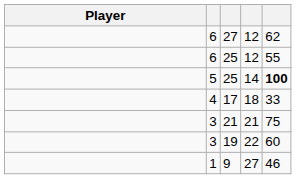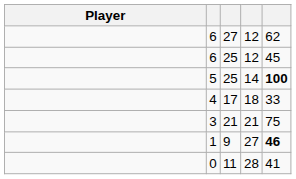(273, 58) 55 -> (273, 58) 45
- row: (230, 142)
(273, 164) normal -> (273, 142) bold
+ row: (230, 164)
